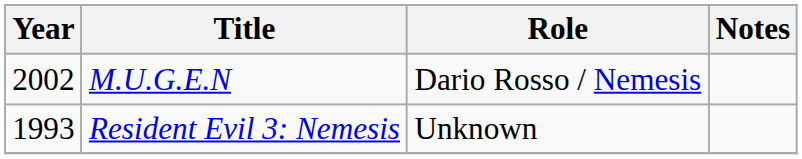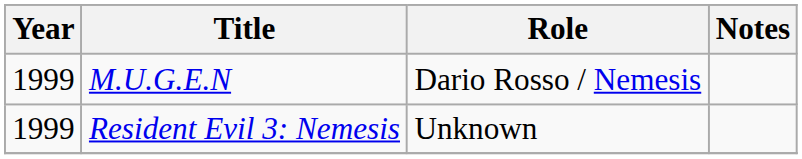(43, 78) 2002 -> (43, 78) 1999
(43, 128) 1993 -> (43, 128) 1999
